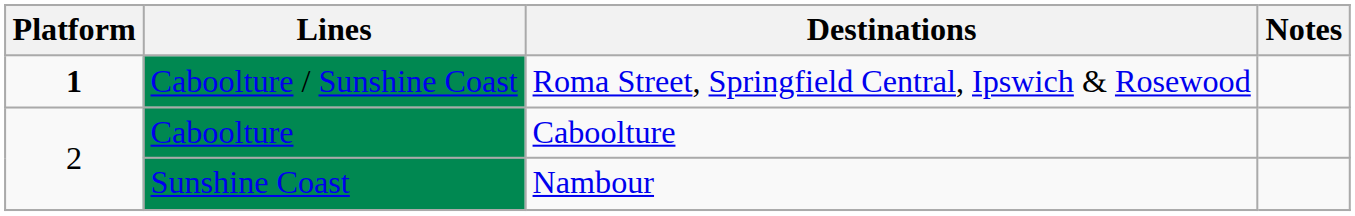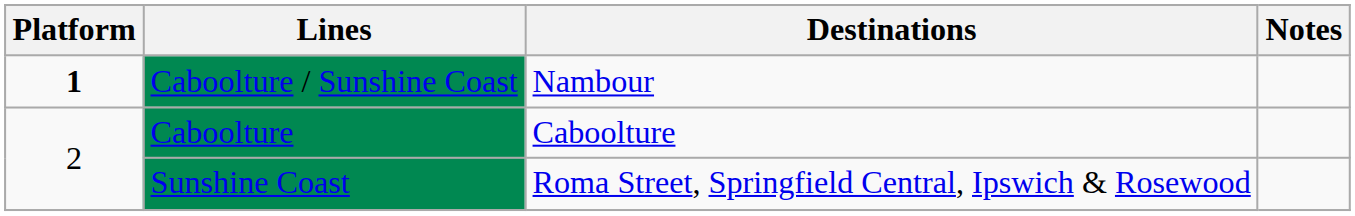(892, 81) Roma Street, Springfield Central, Ipswich & Rosewood -> (593, 81) Nambour
(593, 183) Nambour -> (892, 183) Roma Street, Springfield Central, Ipswich & Rosewood
